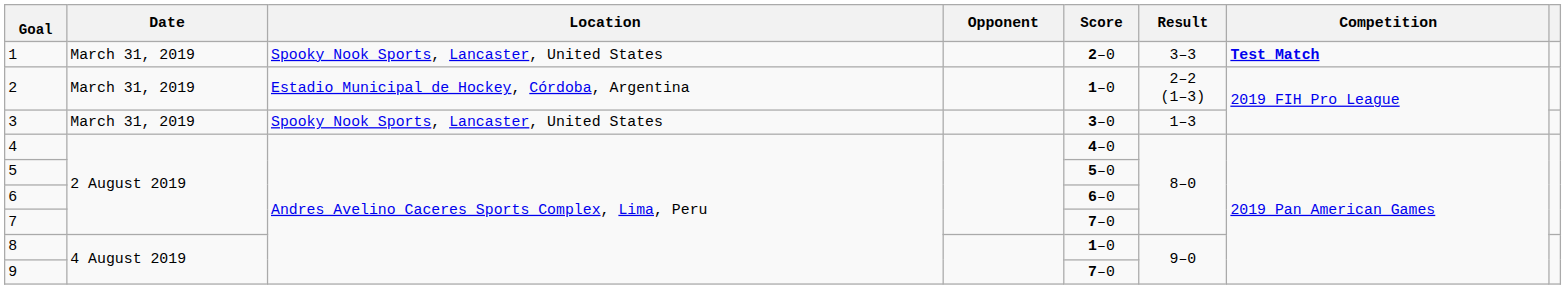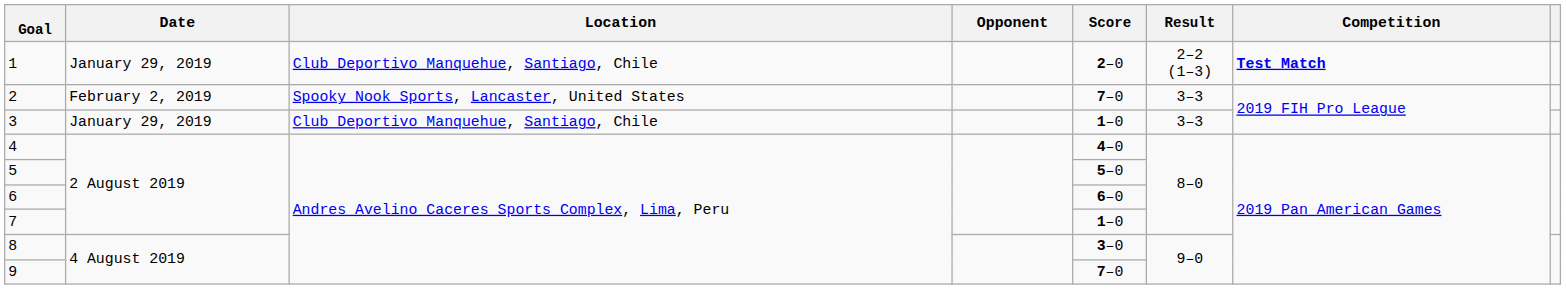(133, 54) March 31, 2019 -> (140, 63) January 29, 2019
(467, 54) Spooky Nook Sports, Lancaster, United States -> (475, 63) Club Deportivo Manquehue, Santiago, Chile
(1183, 54) 3–3 -> (1190, 63) 2–2 (1–3)
(133, 88) March 31, 2019 -> (140, 97) February 2, 2019
(480, 88) Estadio Municipal de Hockey, Córdoba, Argentina -> (489, 97) Spooky Nook Sports, Lancaster, United States
(1101, 88) 1–0 -> (1110, 97) 7–0
(1183, 88) 2–2 (1–3) -> (1190, 97) 3–3
(133, 122) March 31, 2019 -> (140, 122) January 29, 2019
(467, 122) Spooky Nook Sports, Lancaster, United States -> (475, 122) Club Deportivo Manquehue, Santiago, Chile
(1101, 122) 3–0 -> (1110, 122) 1–0
(1183, 122) 1–3 -> (1190, 122) 3–3
(1101, 222) 7–0 -> (1110, 222) 1–0
(1101, 247) 1–0 -> (1110, 247) 3–0
